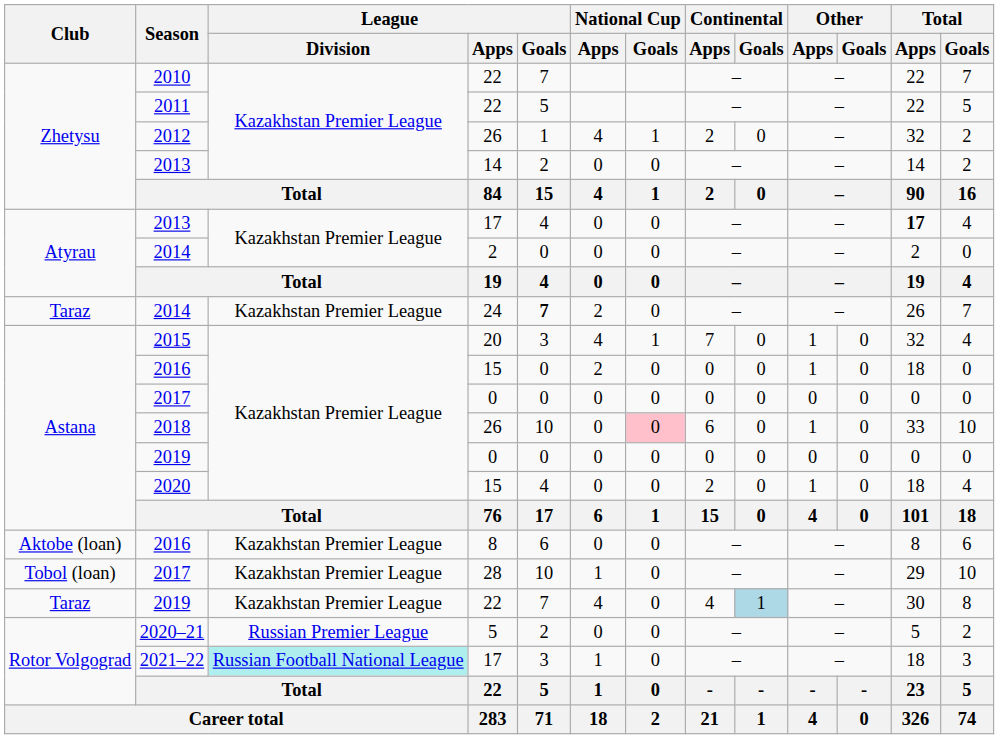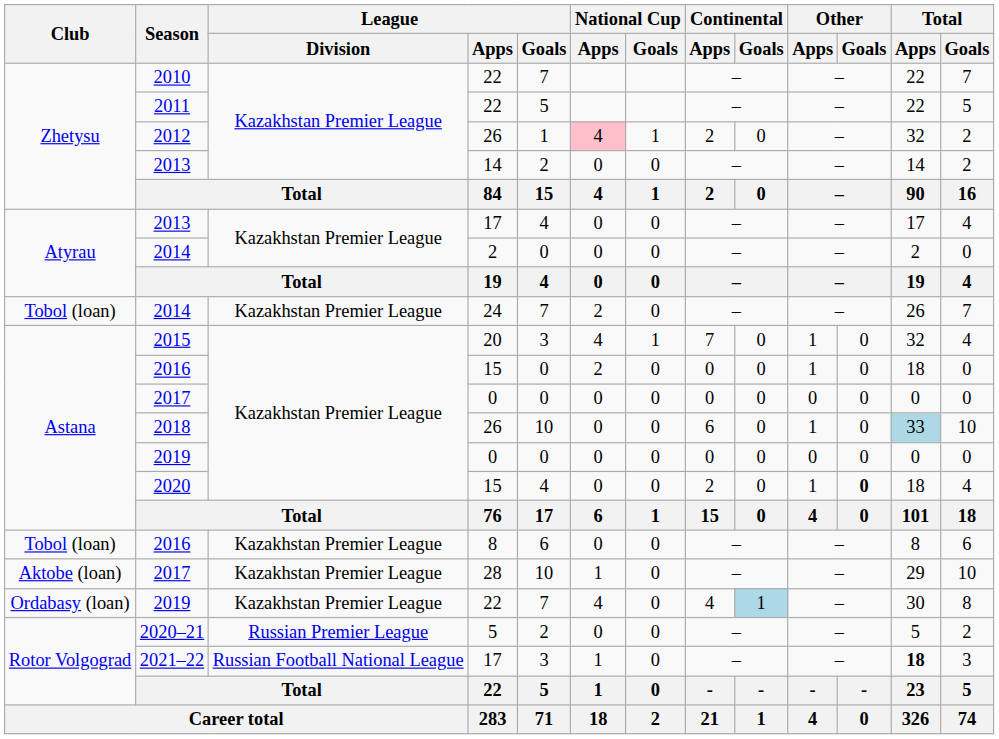(598, 135) no background -> (598, 135) pink background
(915, 223) bold -> (915, 223) normal
(70, 310) Taraz -> (70, 310) Tobol (loan)
(544, 310) bold -> (544, 310) normal
(655, 427) pink background -> (655, 427) no background
(915, 427) no background -> (915, 427) lightblue background
(864, 485) normal -> (864, 485) bold
(70, 544) Aktobe (loan) -> (70, 544) Tobol (loan)
(70, 573) Tobol (loan) -> (70, 573) Aktobe (loan)
(70, 602) Taraz -> (70, 602) Ordabasy (loan)
(338, 661) paleturquoise background -> (338, 661) no background
(915, 661) normal -> (915, 661) bold
